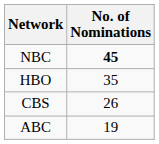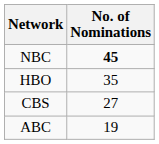(111, 103) 26 -> (111, 103) 27
